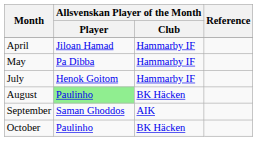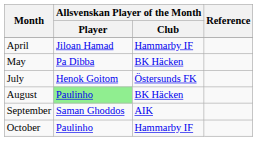(166, 62) Hammarby IF -> (159, 62) BK Häcken
(166, 78) Hammarby IF -> (166, 78) Östersunds FK
(161, 128) BK Häcken -> (164, 128) Hammarby IF
